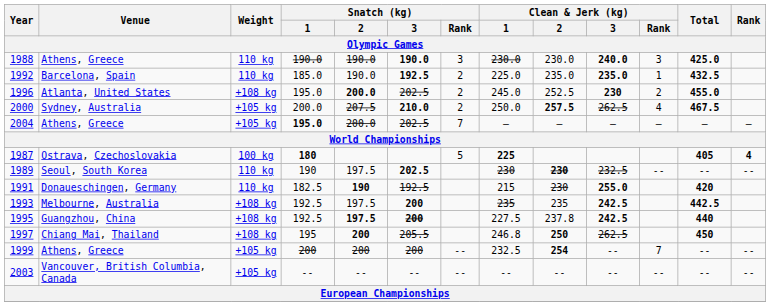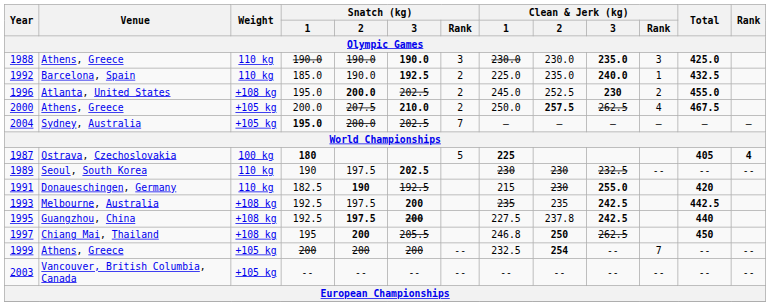(613, 60) 240.0 -> (613, 60) 235.0
(613, 76) 235.0 -> (613, 76) 240.0
(91, 108) Sydney, Australia -> (82, 108) Athens, Greece
(82, 124) Athens, Greece -> (91, 124) Sydney, Australia
(559, 171) bold -> (559, 171) normal
